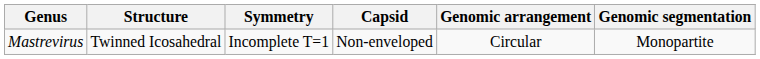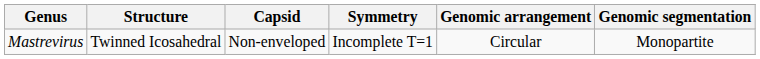columns swapped: (279, 16) <-> (385, 16)
